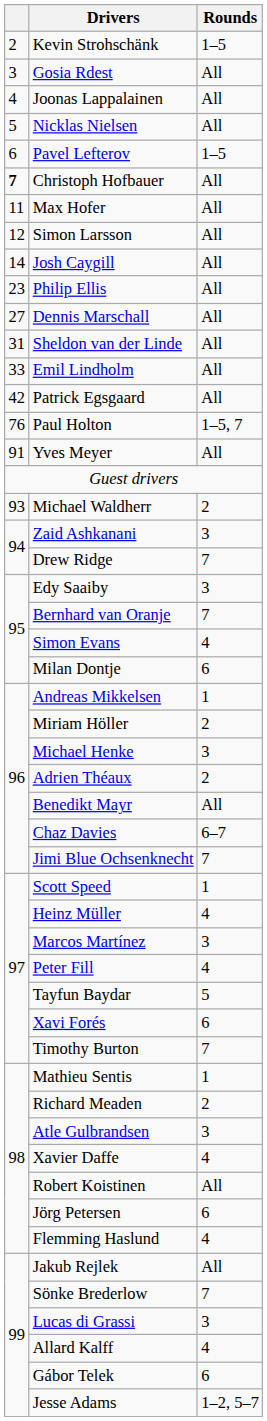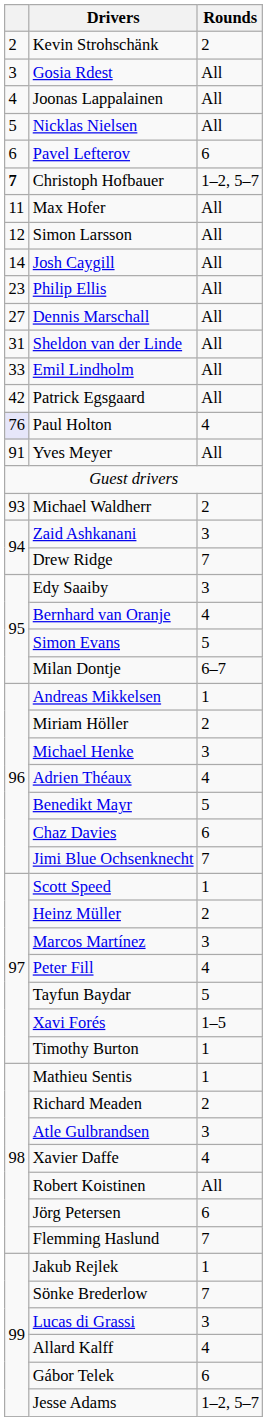(214, 44) 1–5 -> (205, 44) 2
(214, 153) 1–5 -> (205, 153) 6
(212, 180) All -> (230, 180) 1–2, 5–7
(17, 424) no background -> (17, 424) lavender background
(222, 424) 1–5, 7 -> (205, 424) 4
(205, 614) 7 -> (205, 614) 4
(205, 642) 4 -> (205, 642) 5
(205, 669) 6 -> (214, 669) 6–7
(205, 777) 2 -> (205, 777) 4
(212, 805) All -> (205, 805) 5
(214, 832) 6–7 -> (205, 832) 6
(205, 913) 4 -> (205, 913) 2
(205, 1022) 6 -> (214, 1022) 1–5
(205, 1049) 7 -> (205, 1049) 1
(205, 1239) 4 -> (205, 1239) 7
(212, 1266) All -> (205, 1266) 1
